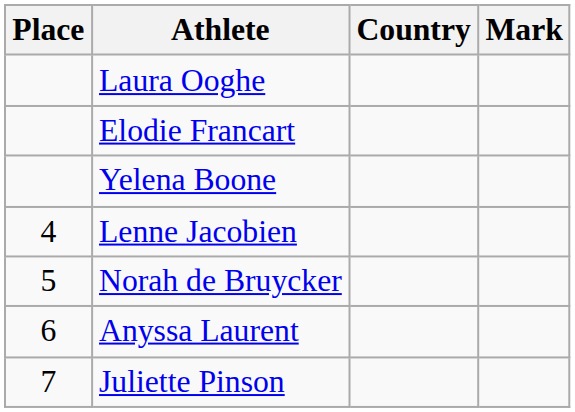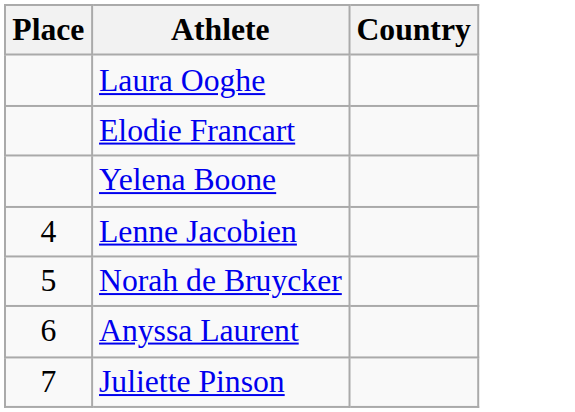- column: (524, 29)
